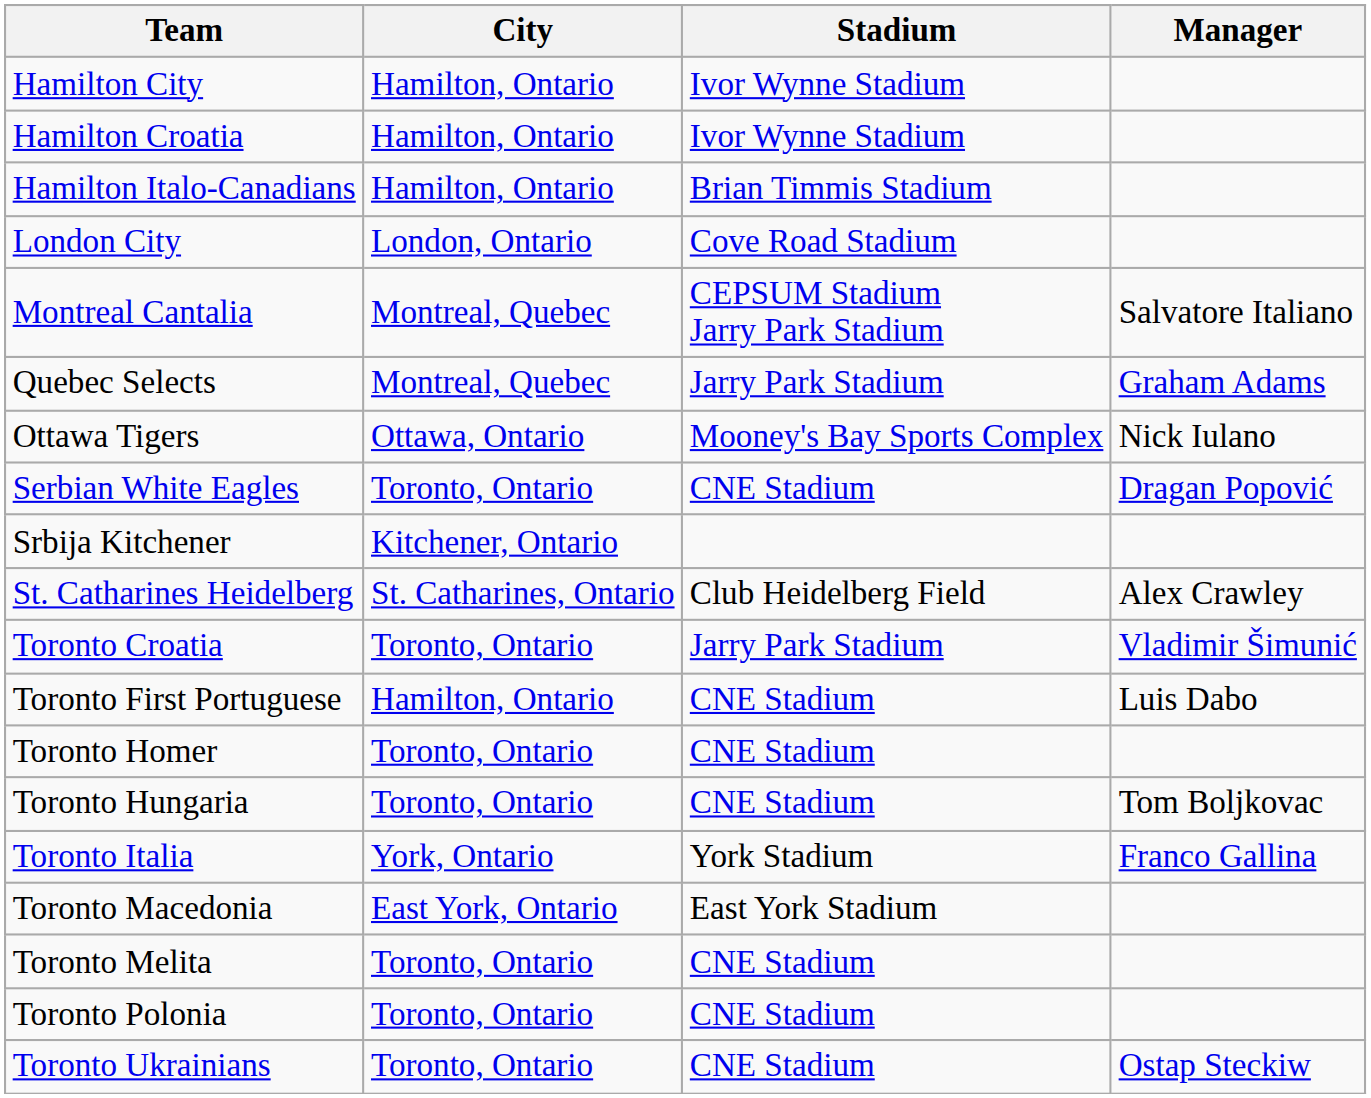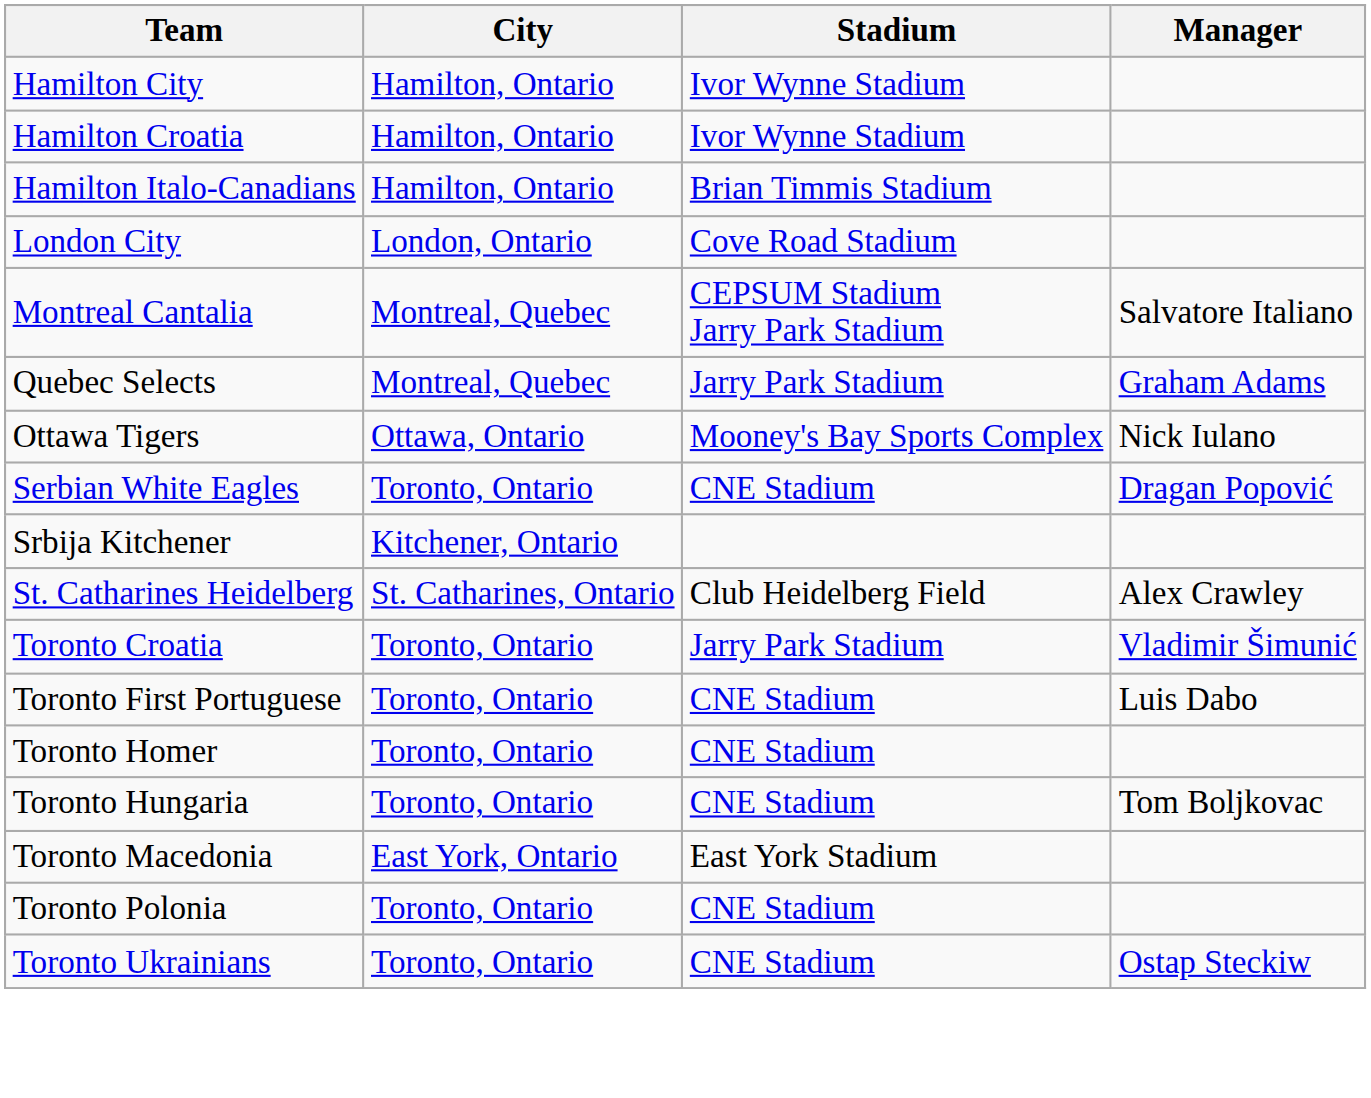(492, 698) Hamilton, Ontario -> (482, 698) Toronto, Ontario
- row: (103, 855)
- row: (112, 960)
